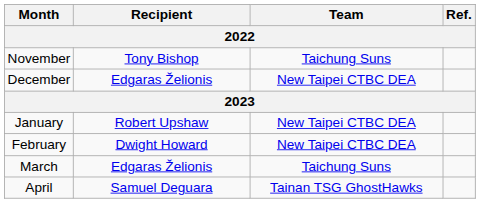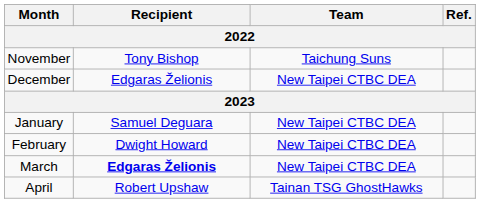(162, 123) Robert Upshaw -> (162, 123) Samuel Deguara
(162, 166) normal -> (162, 166) bold
(346, 166) Taichung Suns -> (346, 166) New Taipei CTBC DEA
(162, 187) Samuel Deguara -> (162, 187) Robert Upshaw
